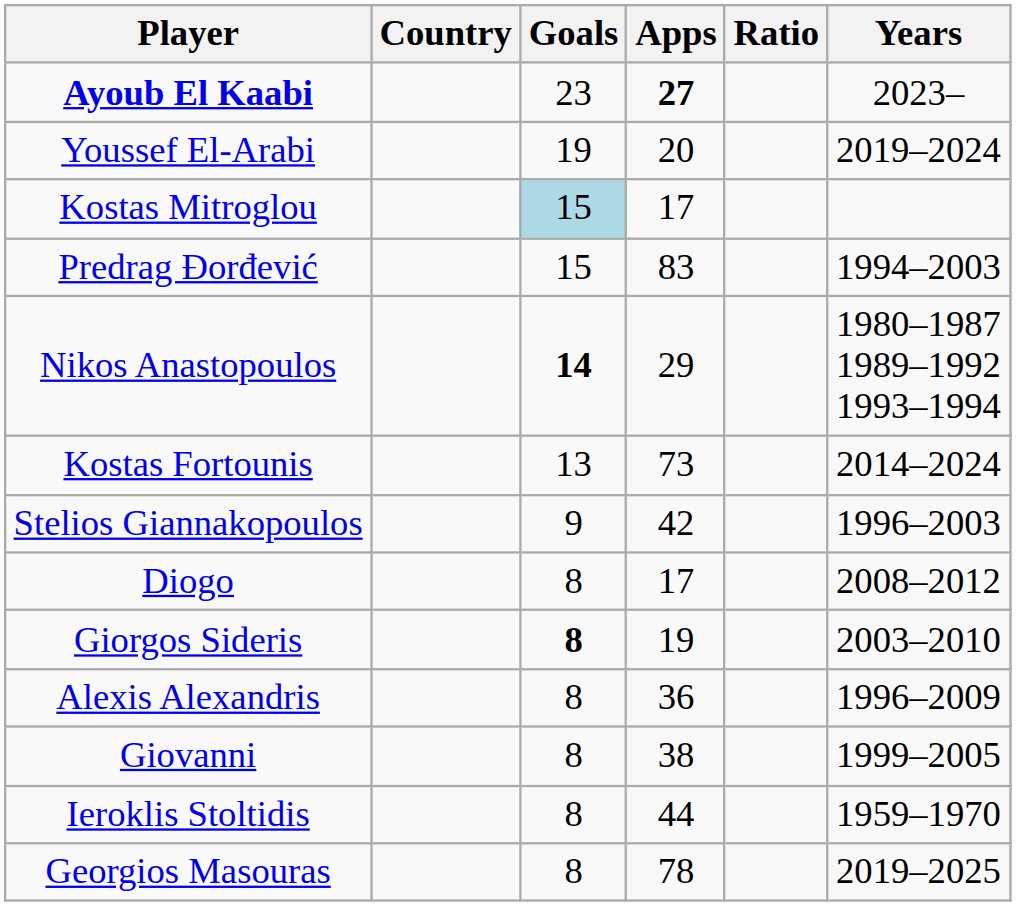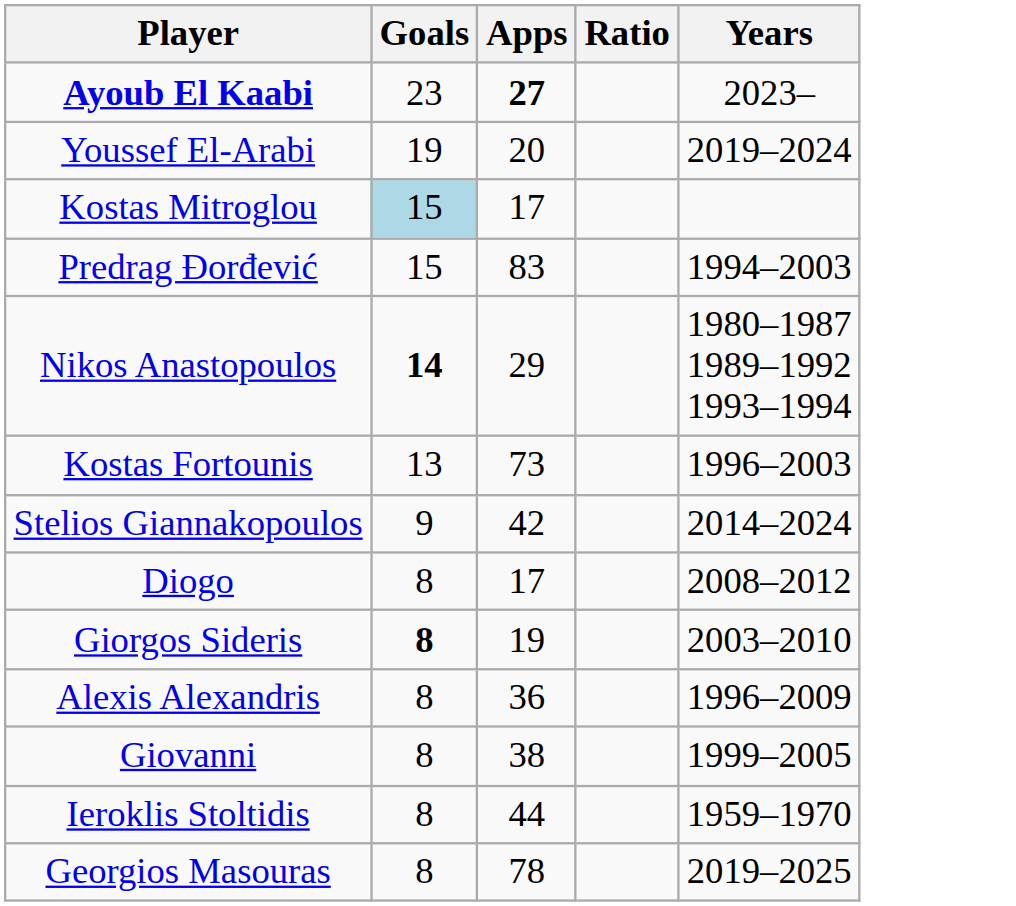- column: (446, 33)
(918, 464) 2014–2024 -> (769, 464) 1996–2003
(918, 522) 1996–2003 -> (769, 522) 2014–2024
